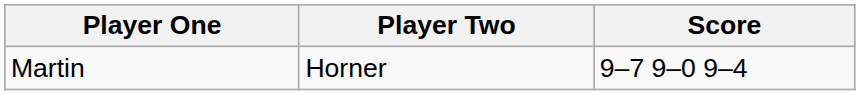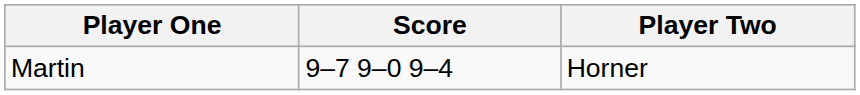columns swapped: (446, 25) <-> (724, 25)
